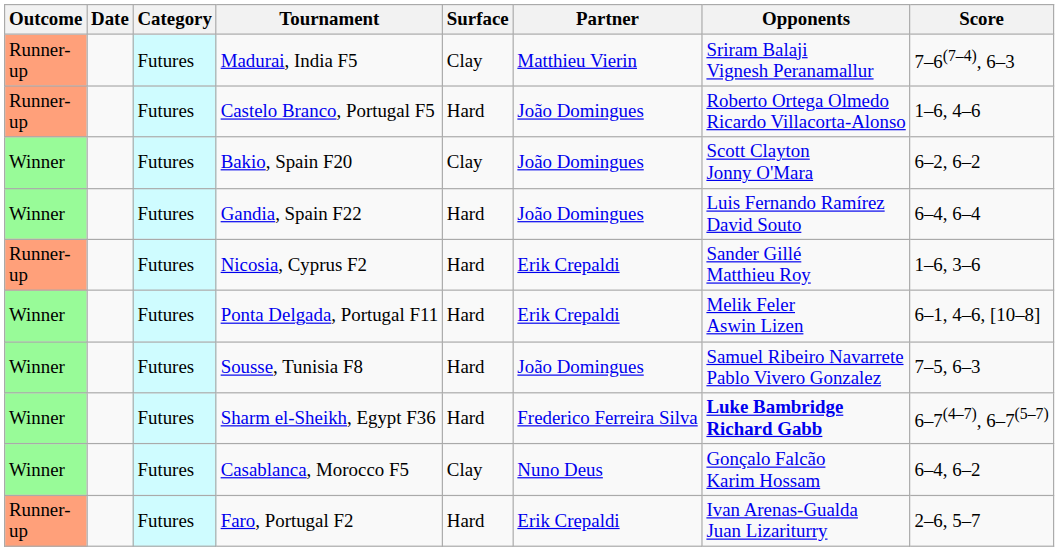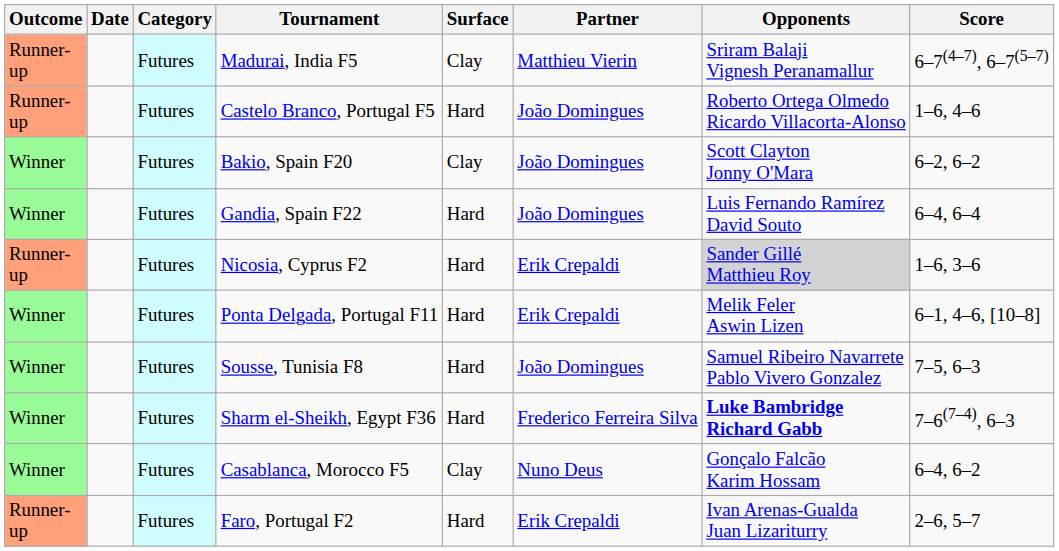(965, 60) 7–6(7–4), 6–3 -> (982, 60) 6–7(4–7), 6–7(5–7)
(759, 264) no background -> (759, 264) lightgrey background
(982, 418) 6–7(4–7), 6–7(5–7) -> (965, 418) 7–6(7–4), 6–3
